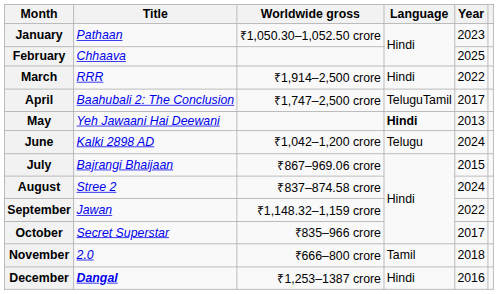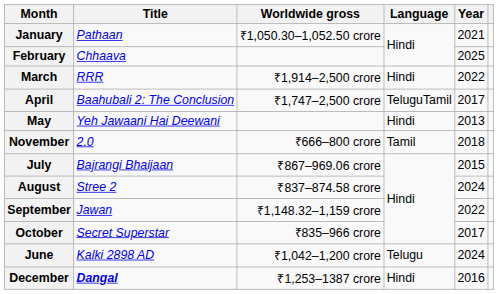(471, 35) 2023 -> (471, 35) 2021
(402, 121) bold -> (401, 121) normal
rows swapped: (39, 142) <-> (39, 255)
